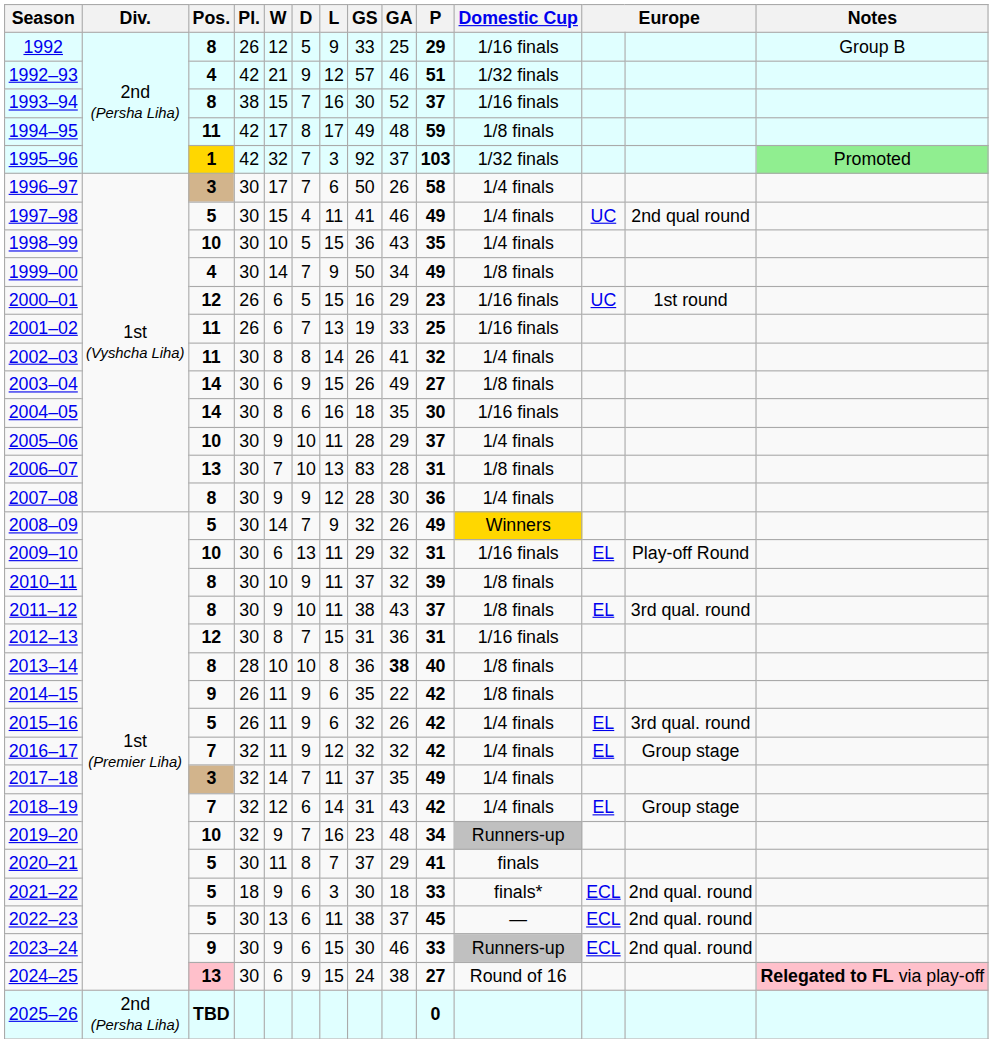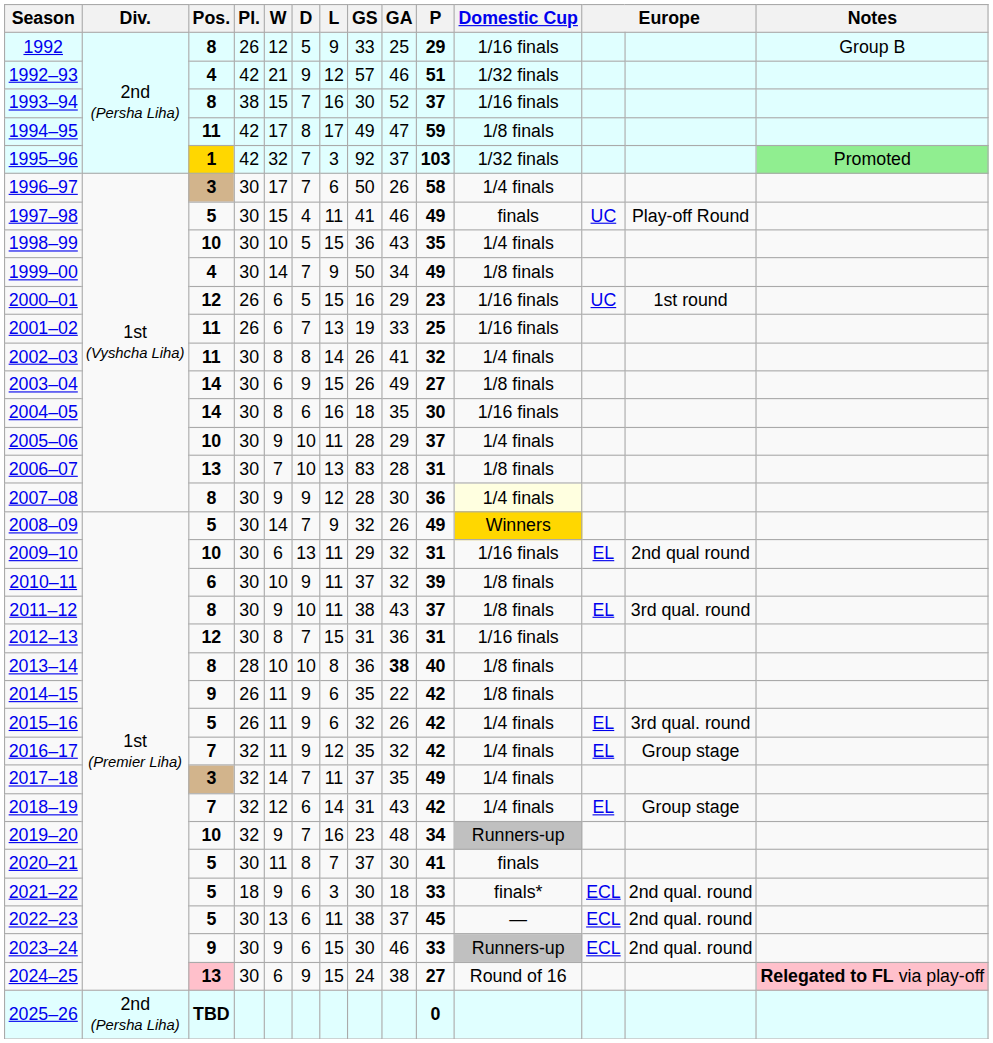(399, 131) 48 -> (399, 131) 47
(518, 215) 1/4 finals -> (518, 215) finals
(691, 215) 2nd qual round -> (691, 215) Play-off Round
(518, 497) no background -> (518, 497) lightyellow background
(691, 553) Play-off Round -> (691, 553) 2nd qual round
(211, 581) 8 -> (211, 581) 6
(365, 750) 32 -> (365, 750) 35
(399, 863) 29 -> (399, 863) 30
